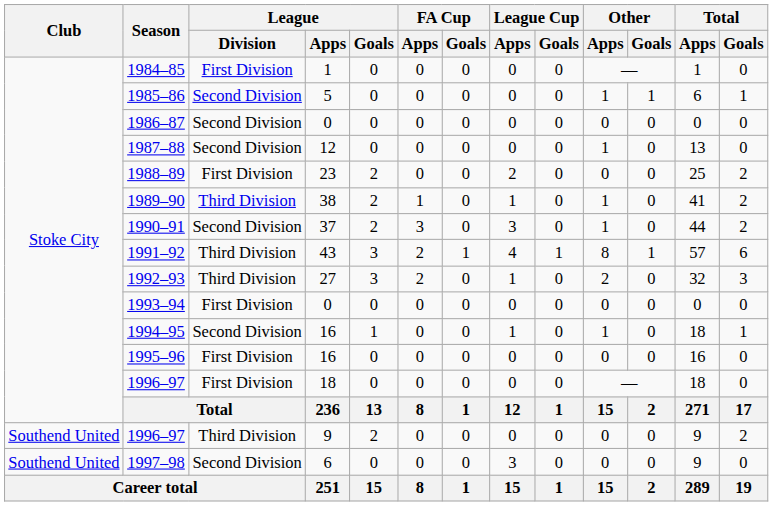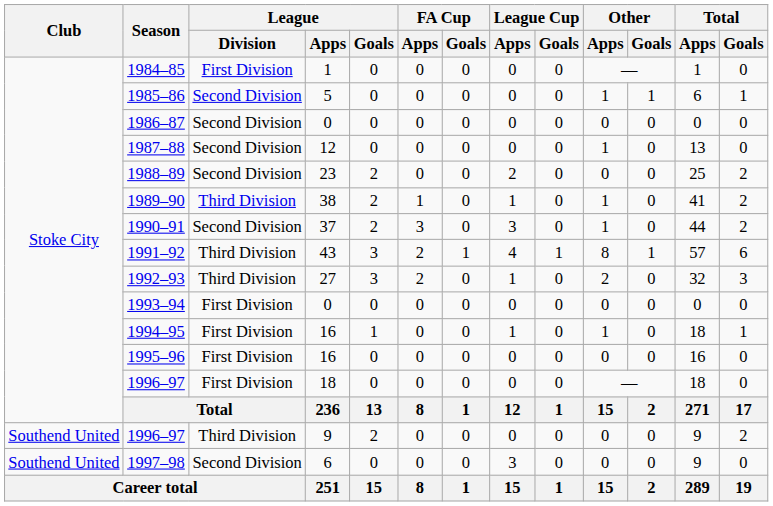(247, 174) First Division -> (247, 174) Second Division
(247, 331) Second Division -> (247, 331) First Division
